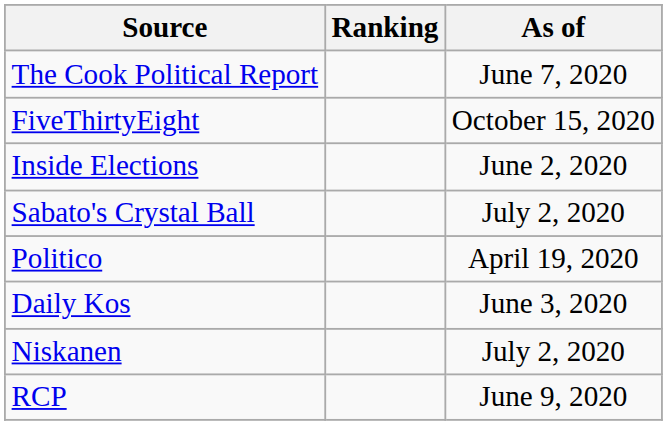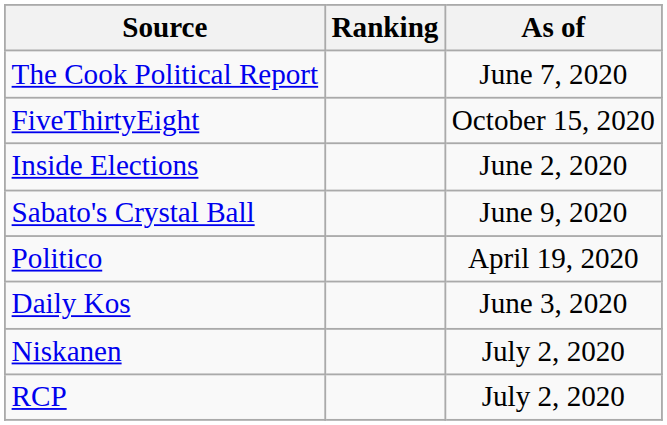(553, 212) July 2, 2020 -> (553, 212) June 9, 2020
(553, 397) June 9, 2020 -> (553, 397) July 2, 2020
